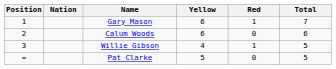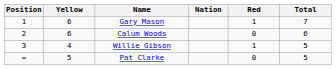columns swapped: (63, 11) <-> (202, 11)
